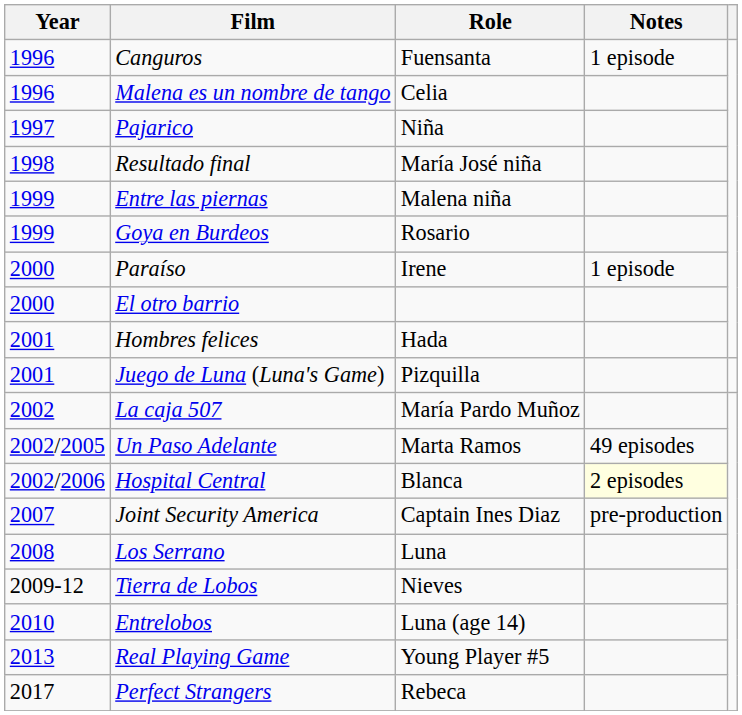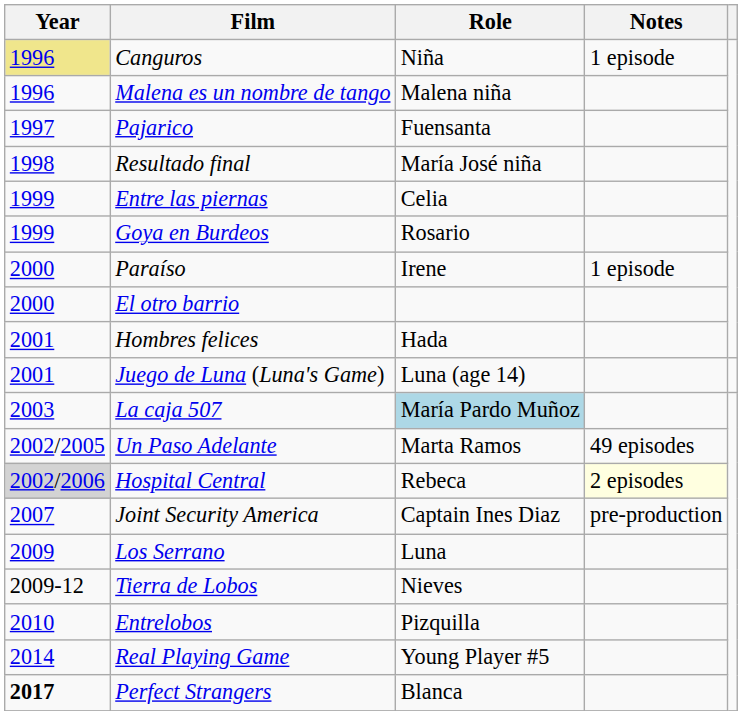(32, 57) no background -> (32, 57) khaki background
(446, 57) Fuensanta -> (422, 57) Niña
(424, 92) Celia -> (456, 92) Malena niña
(422, 127) Niña -> (446, 127) Fuensanta
(456, 198) Malena niña -> (424, 198) Celia
(440, 374) Pizquilla -> (463, 374) Luna (age 14)
(32, 410) 2002 -> (32, 410) 2003
(490, 410) no background -> (490, 410) lightblue background
(57, 480) no background -> (57, 480) lightgrey background
(432, 480) Blanca -> (433, 480) Rebeca
(32, 551) 2008 -> (32, 551) 2009
(463, 621) Luna (age 14) -> (440, 621) Pizquilla
(32, 657) 2013 -> (32, 657) 2014
(32, 692) normal -> (32, 692) bold
(433, 692) Rebeca -> (432, 692) Blanca
